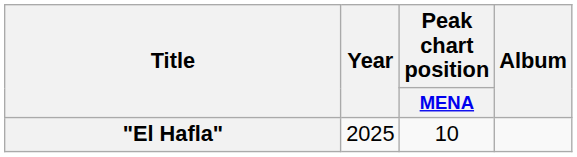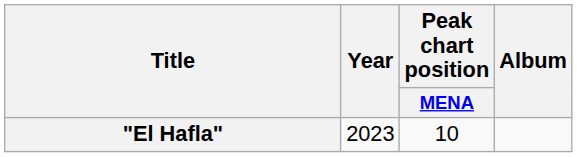(370, 134) 2025 -> (370, 134) 2023
